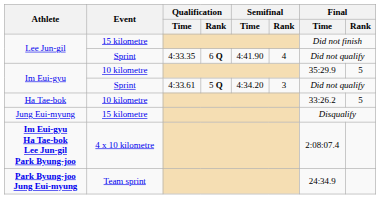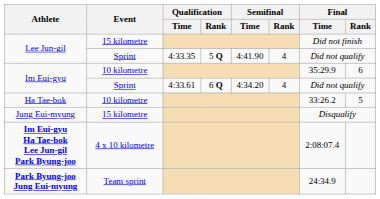(216, 56) 6 Q -> (216, 56) 5 Q
(361, 71) 5 -> (361, 71) 6
(216, 85) 5 Q -> (216, 85) 6 Q
(284, 85) 3 -> (284, 85) 4
